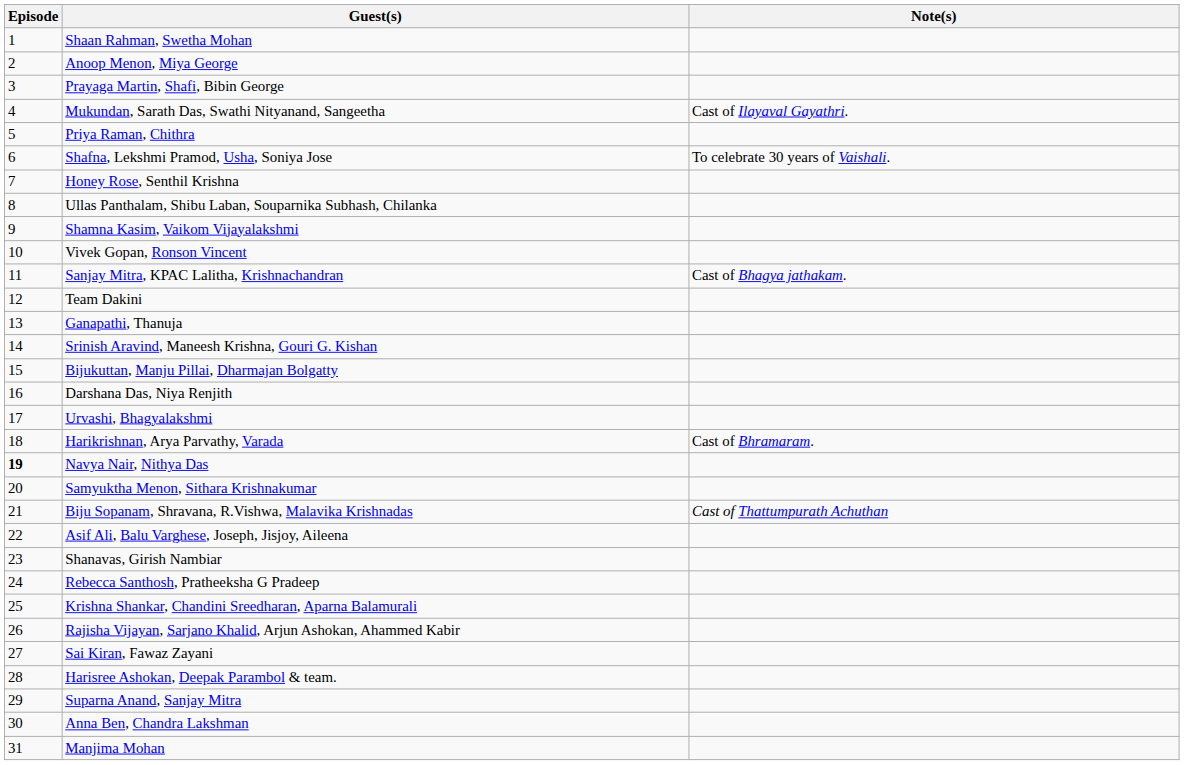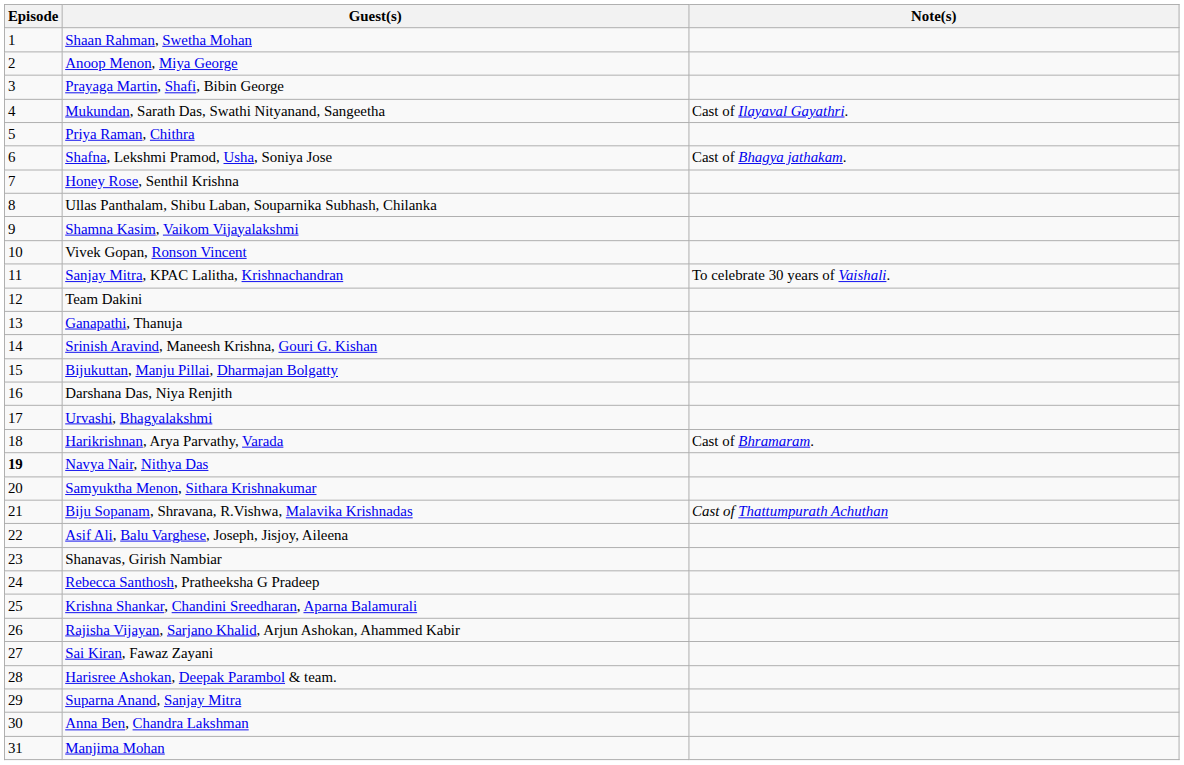(791, 157) To celebrate 30 years of Vaishali. -> (769, 157) Cast of Bhagya jathakam.
(769, 275) Cast of Bhagya jathakam. -> (791, 275) To celebrate 30 years of Vaishali.
